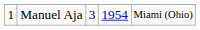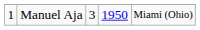(115, 15) 1954 -> (115, 15) 1950
